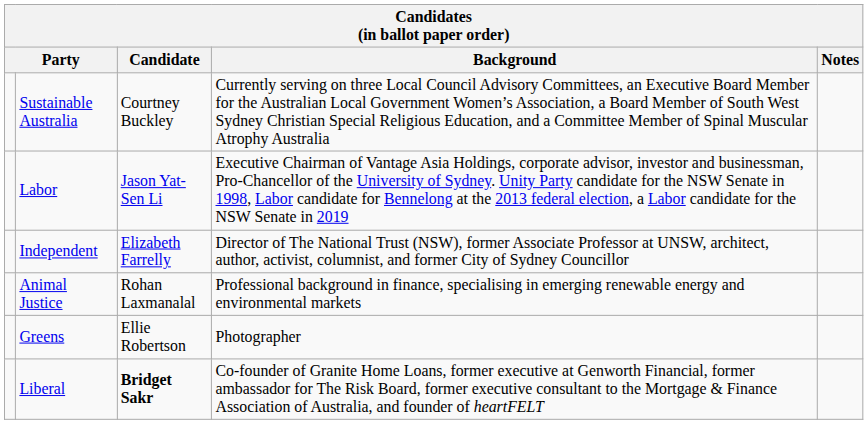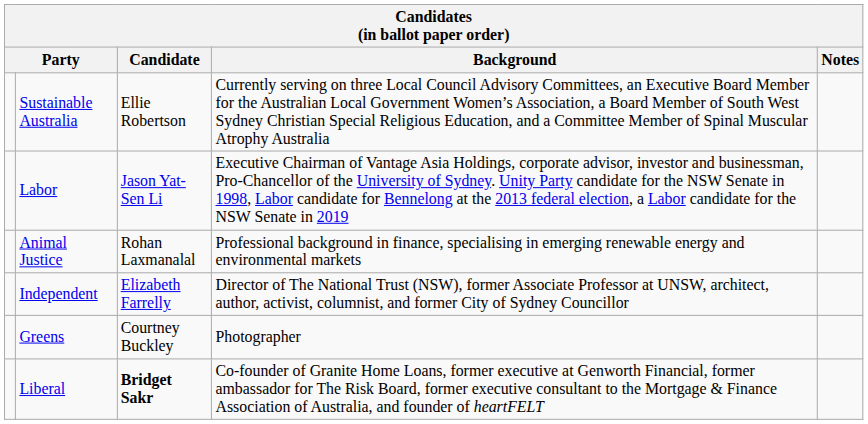(150, 111) Courtney Buckley -> (153, 111) Ellie Robertson
rows swapped: (59, 251) <-> (43, 294)
(153, 337) Ellie Robertson -> (150, 337) Courtney Buckley
